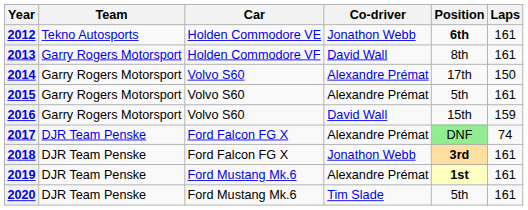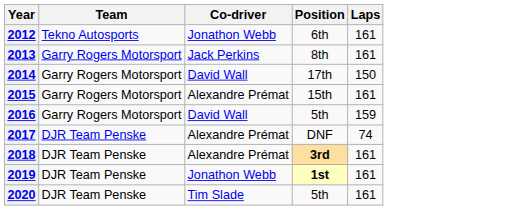- column: (254, 15)
(459, 35) bold -> (320, 35) normal
(357, 55) David Wall -> (223, 55) Jack Perkins
(378, 75) Alexandre Prémat -> (218, 75) David Wall
(459, 95) 5th -> (320, 95) 15th
(459, 115) 15th -> (320, 115) 5th
(459, 135) lightgreen background -> (320, 135) no background
(371, 155) Jonathon Webb -> (238, 155) Alexandre Prémat
(378, 175) Alexandre Prémat -> (232, 175) Jonathon Webb
